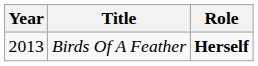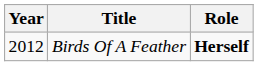(26, 46) 2013 -> (26, 46) 2012
